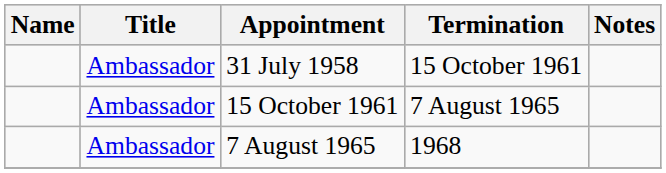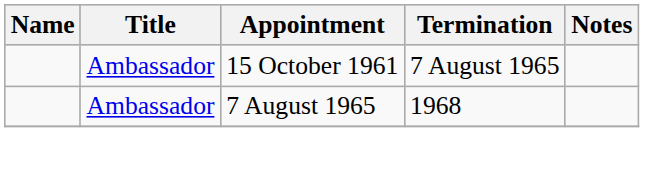- row: (292, 65)
